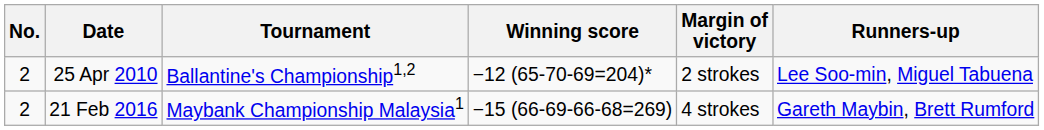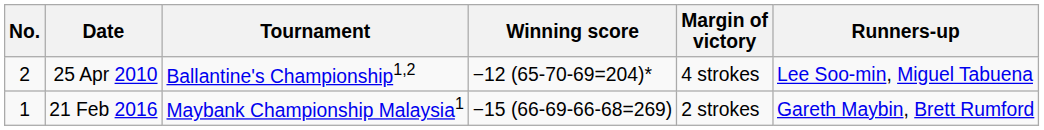(720, 74) 2 strokes -> (720, 74) 4 strokes
(25, 109) 2 -> (25, 109) 1
(720, 109) 4 strokes -> (720, 109) 2 strokes
